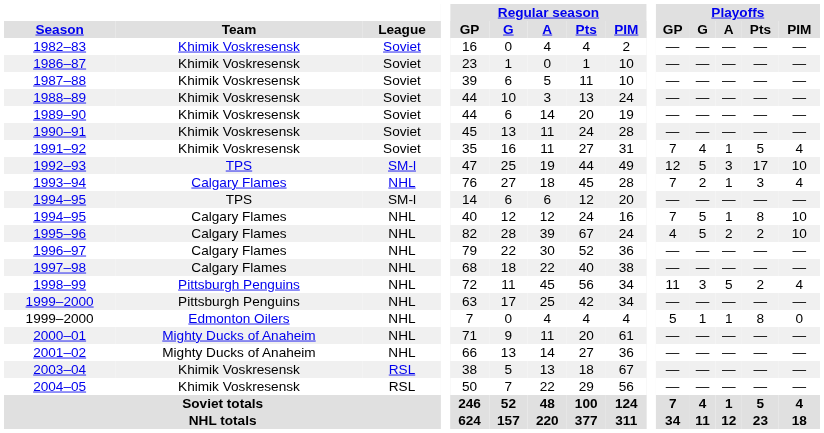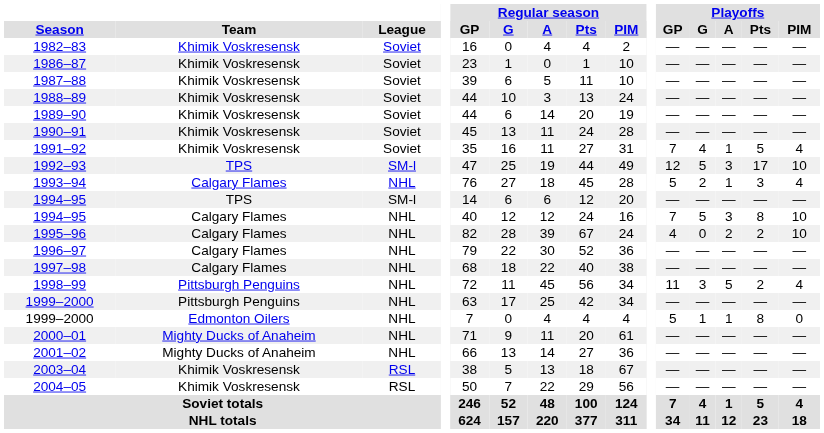(673, 182) 7 -> (673, 182) 5
(729, 216) 1 -> (729, 216) 3
(703, 233) 5 -> (703, 233) 0
